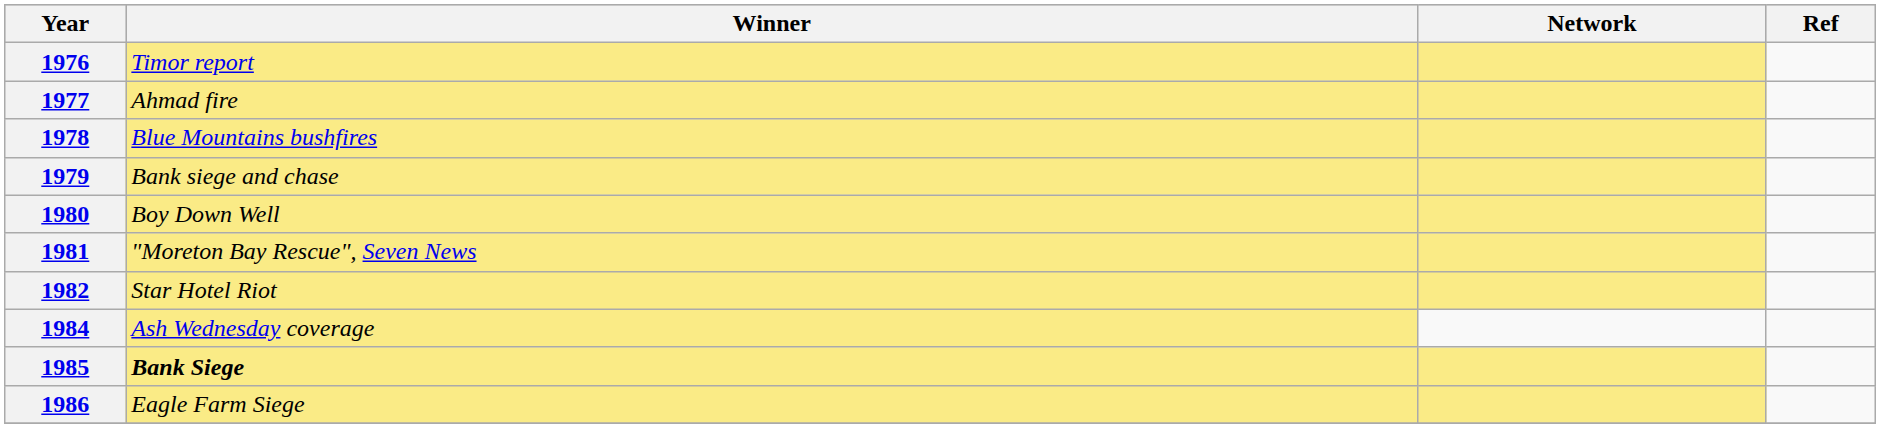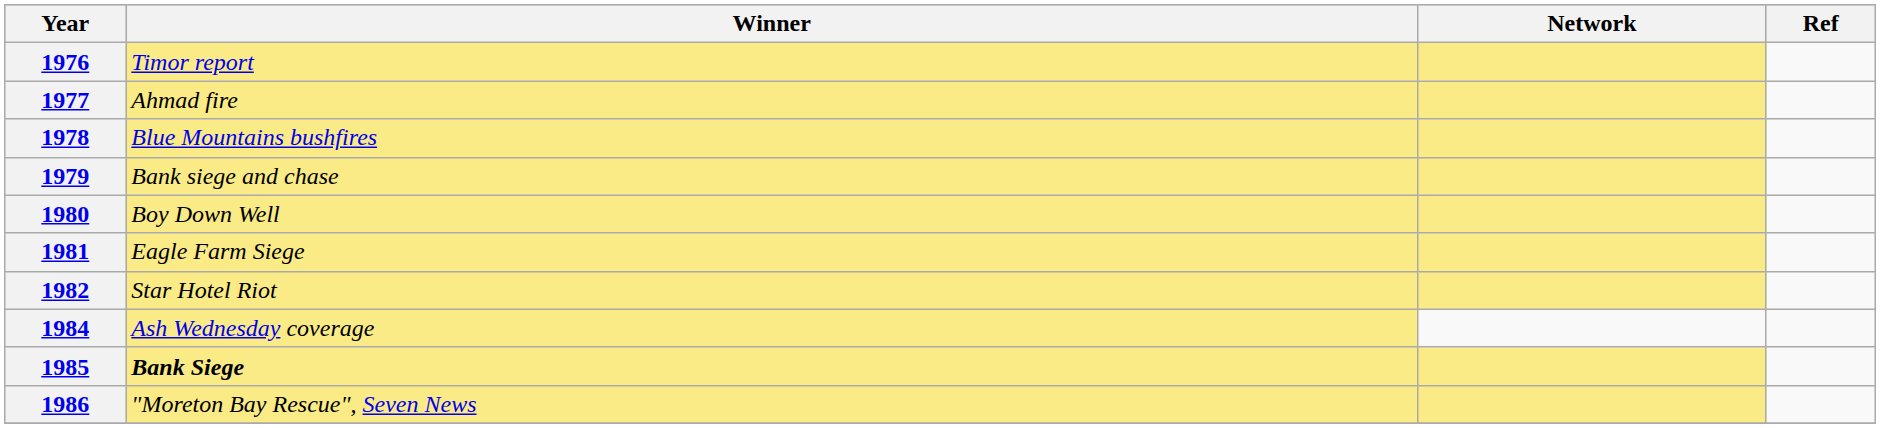(304, 251) "Moreton Bay Rescue", Seven News -> (218, 251) Eagle Farm Siege
(218, 404) Eagle Farm Siege -> (304, 404) "Moreton Bay Rescue", Seven News
